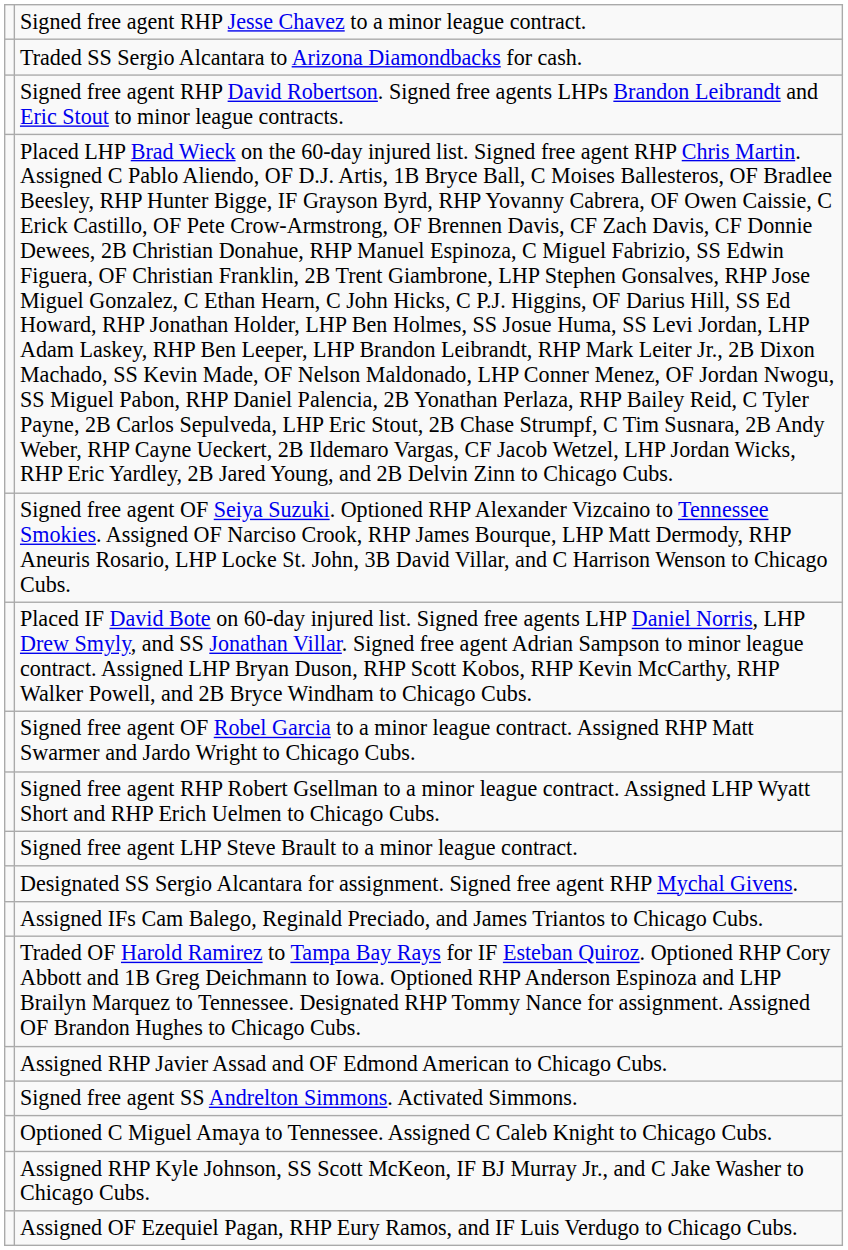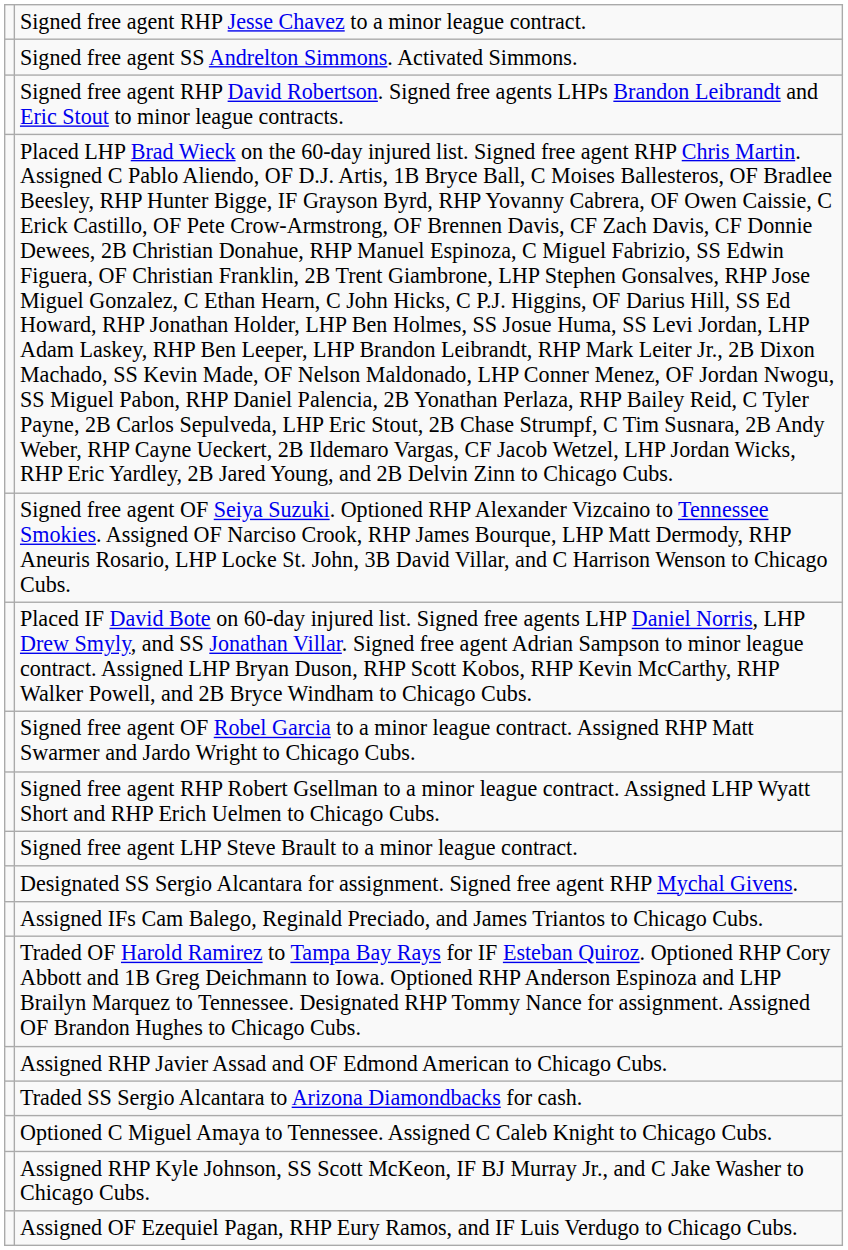rows swapped: (299, 1098) <-> (301, 57)
